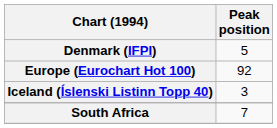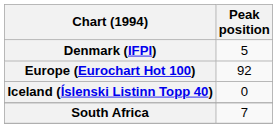(244, 92) 3 -> (244, 92) 0
